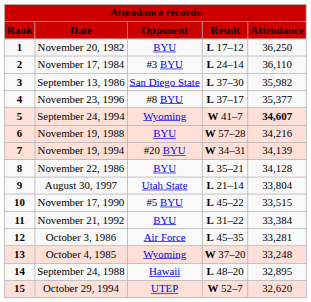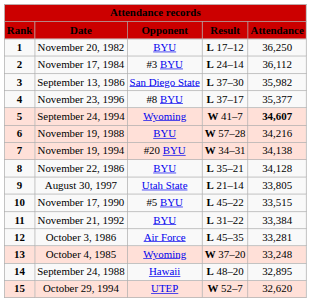(277, 64) 36,110 -> (277, 64) 36,112
(277, 151) 34,139 -> (277, 151) 34,138
(277, 185) 33,804 -> (277, 185) 33,805
